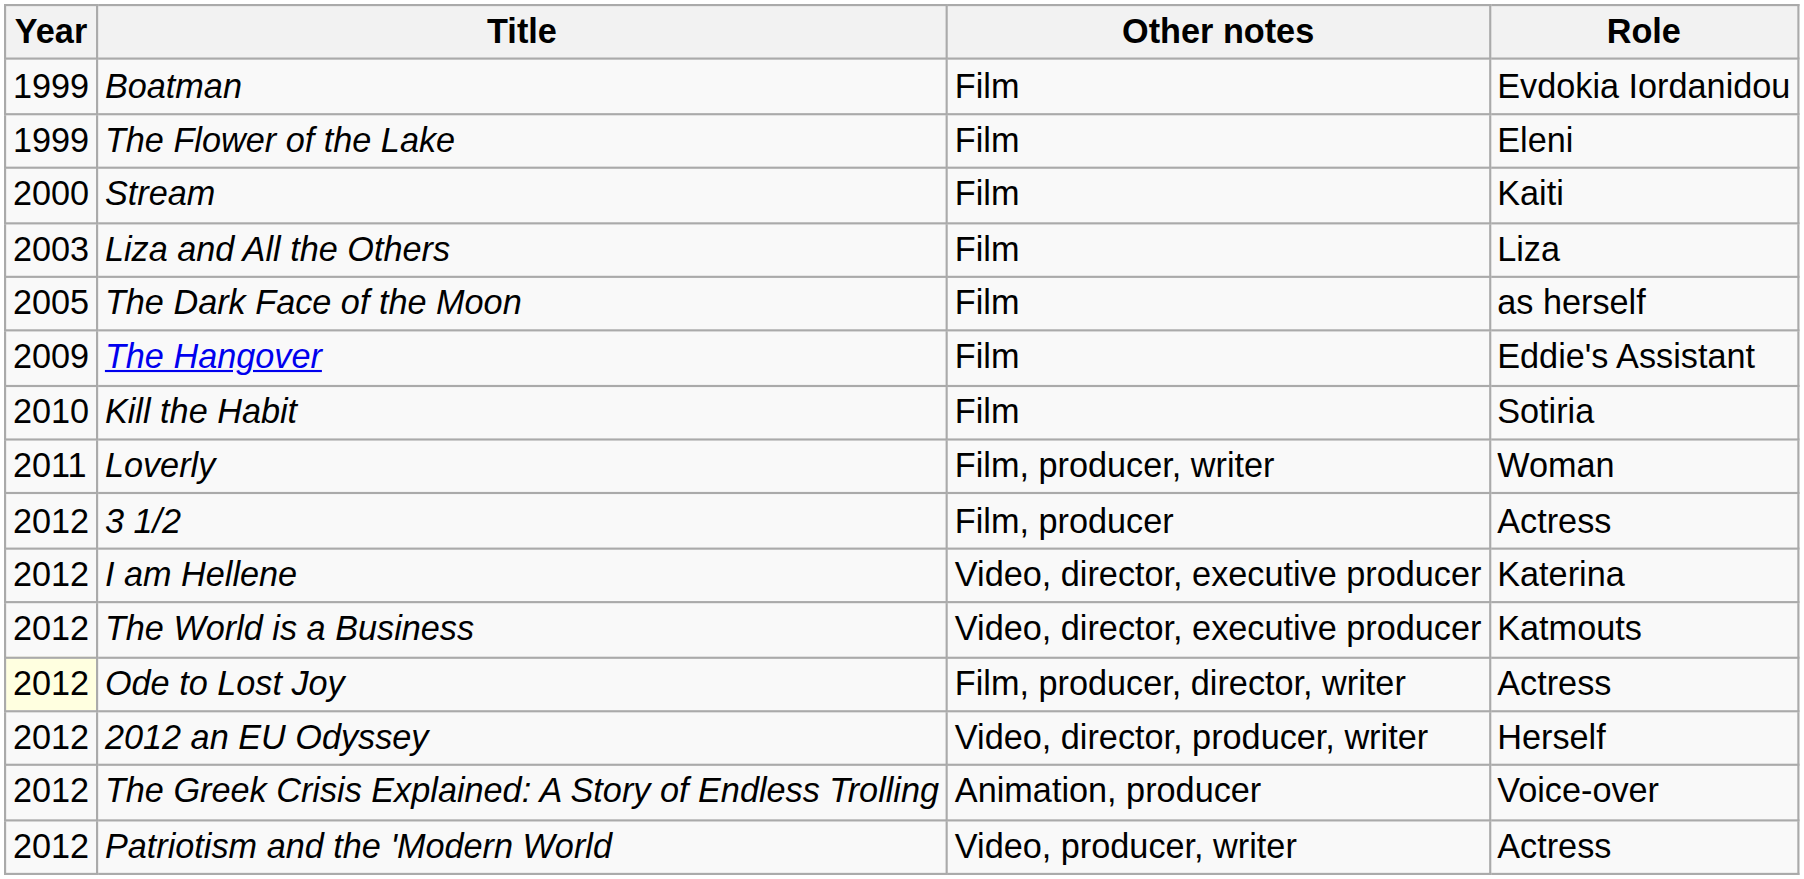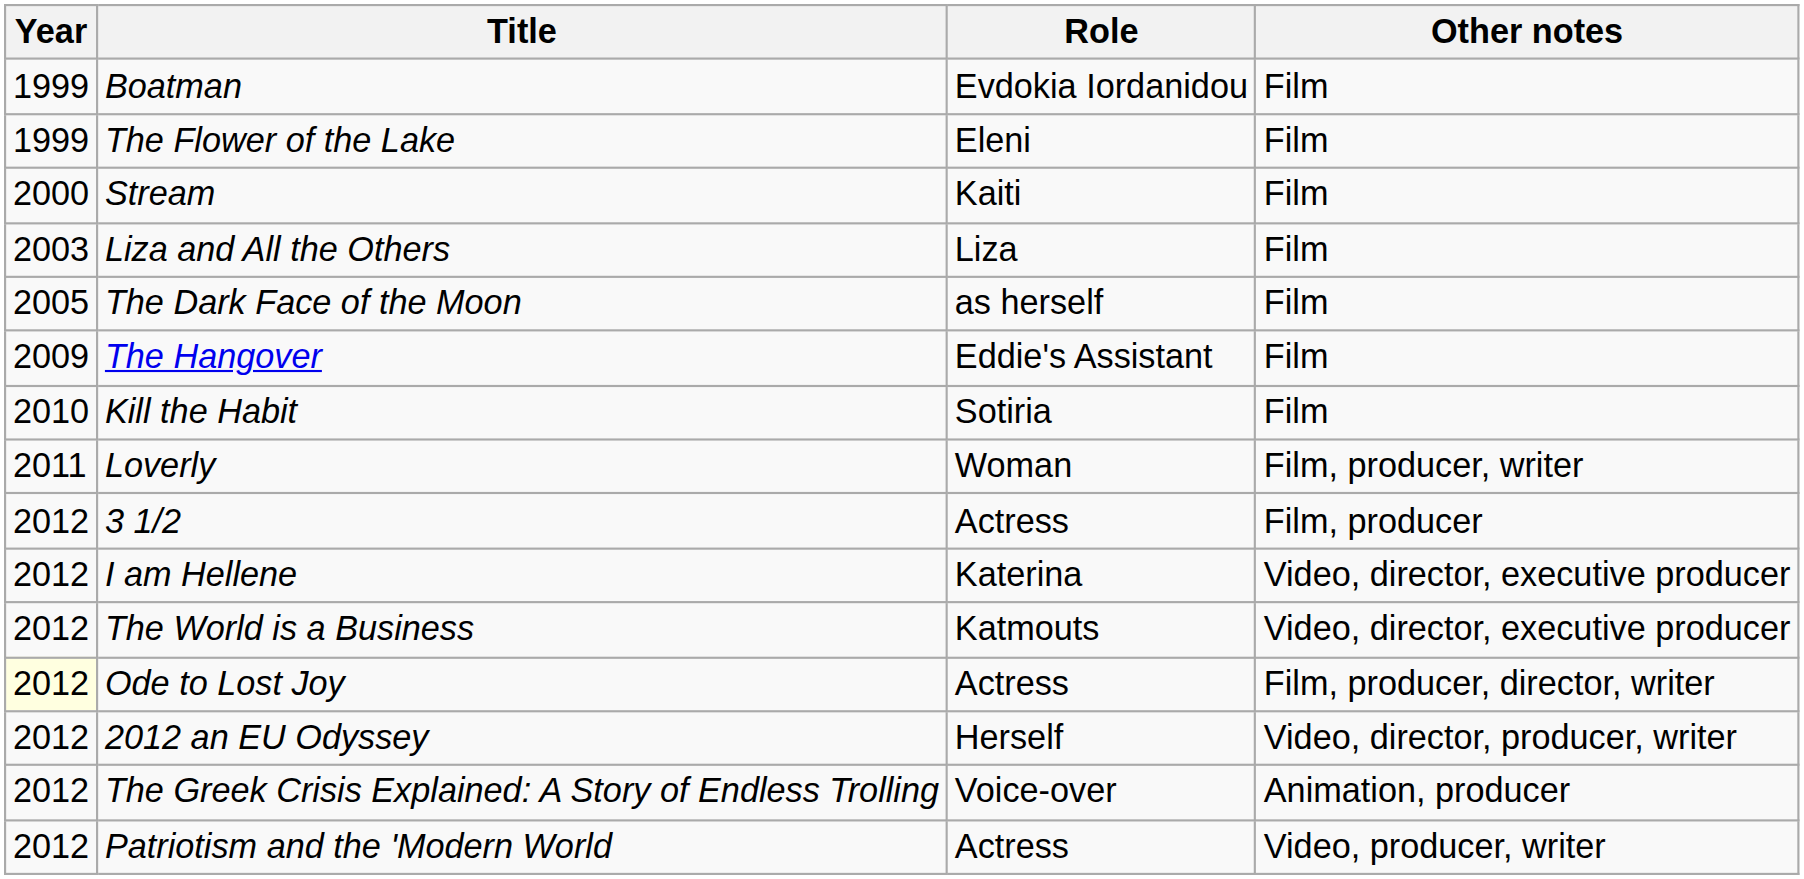columns swapped: (1644, 31) <-> (1218, 31)
